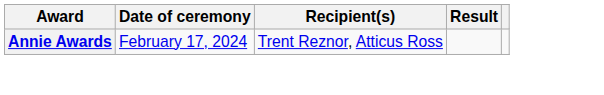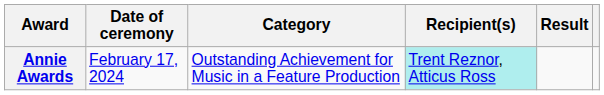+ column: (296, 25)
(350, 41) no background -> (456, 68) paleturquoise background
